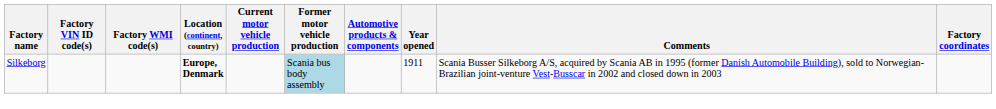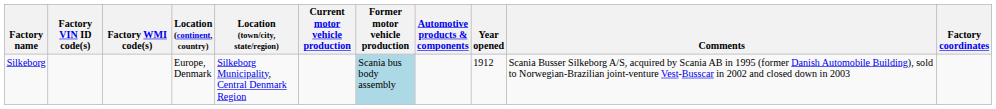+ column: (257, 35)
(203, 68) bold -> (193, 68) normal
(413, 62) 1911 -> (483, 62) 1912
